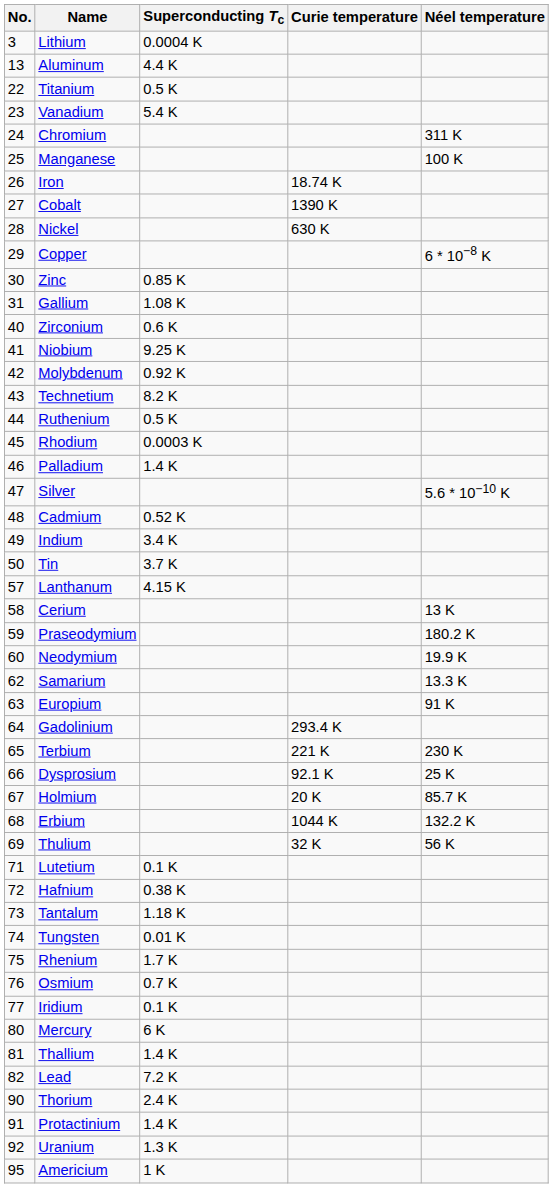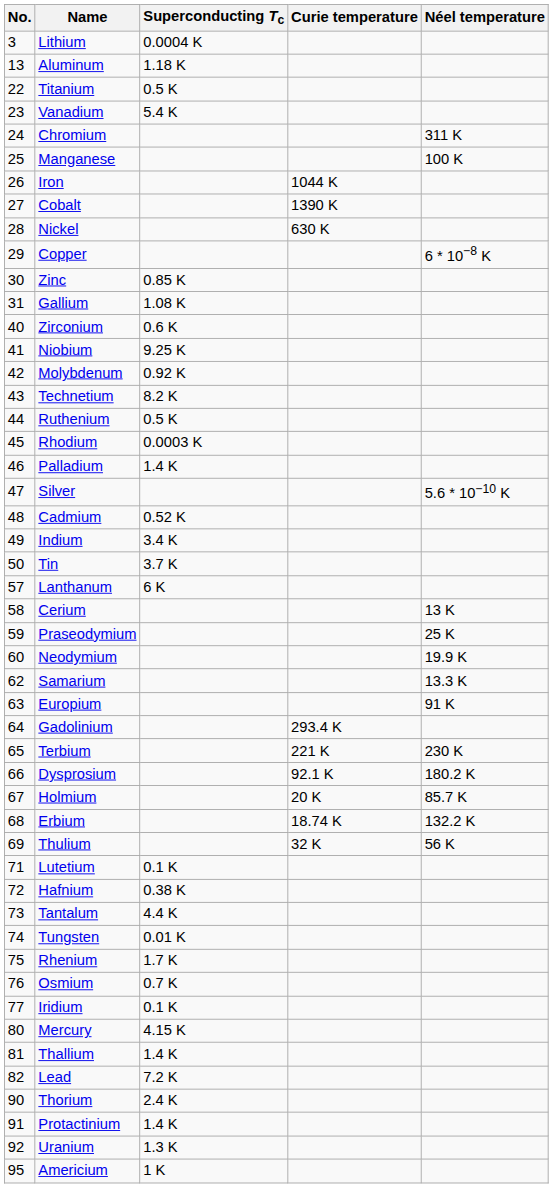(160, 65) 4.4 K -> (165, 65) 1.18 K
(316, 182) 18.74 K -> (314, 182) 1044 K
(165, 587) 4.15 K -> (154, 587) 6 K
(450, 634) 180.2 K -> (440, 634) 25 K
(440, 774) 25 K -> (450, 774) 180.2 K
(314, 820) 1044 K -> (316, 820) 18.74 K
(165, 914) 1.18 K -> (160, 914) 4.4 K
(154, 1030) 6 K -> (165, 1030) 4.15 K
